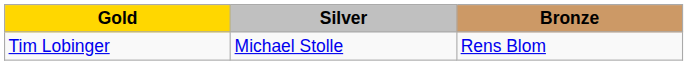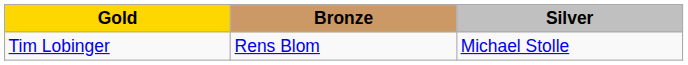columns swapped: (344, 18) <-> (570, 18)
